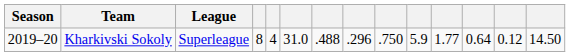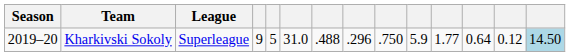(259, 40) 8 -> (259, 40) 9
(273, 40) 4 -> (273, 40) 5
(545, 40) no background -> (545, 40) lightblue background
